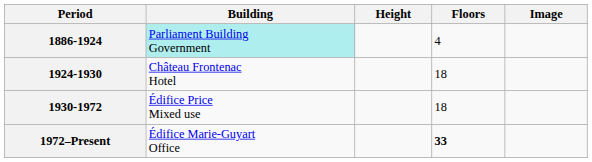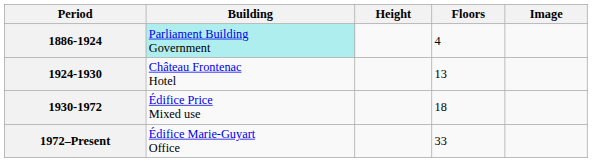(441, 74) 18 -> (441, 74) 13
(441, 140) bold -> (441, 140) normal
